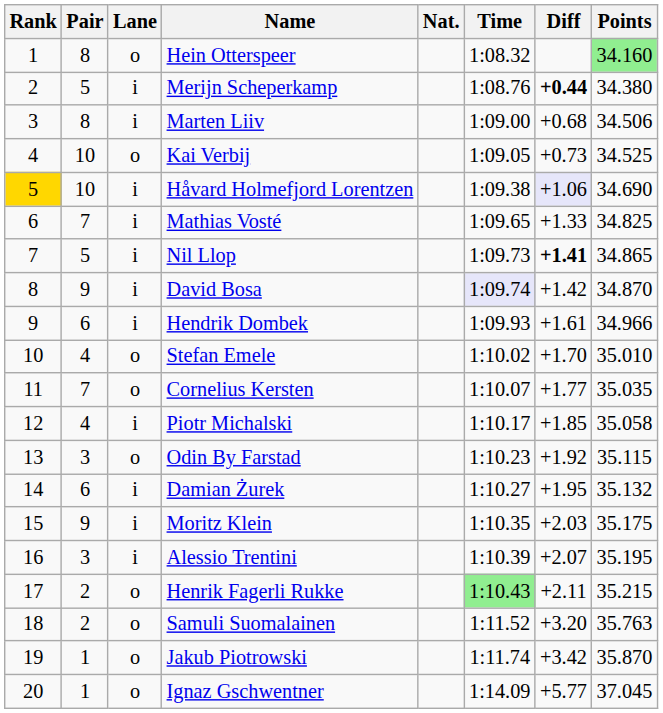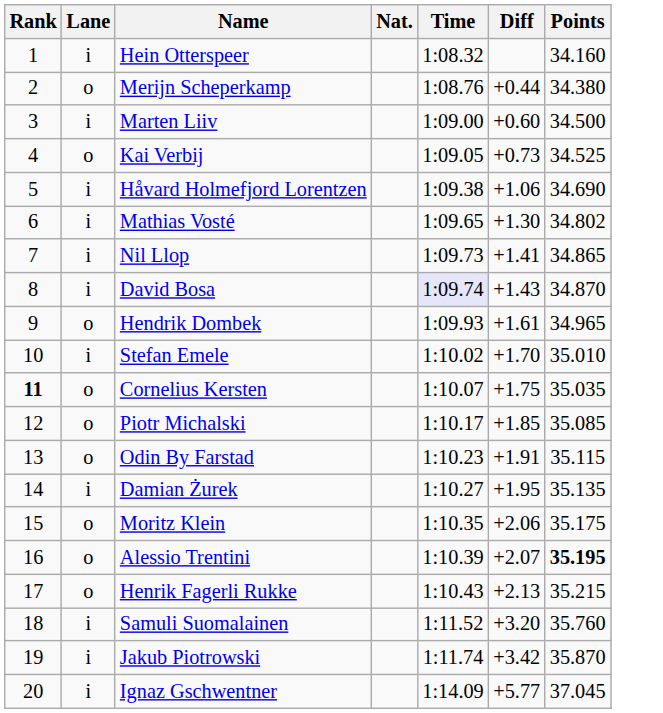- column: (85, 21)
(135, 55) o -> (88, 55) i
(624, 55) lightgreen background -> (578, 55) no background
(135, 88) i -> (88, 88) o
(564, 88) bold -> (517, 88) normal
(564, 122) +0.68 -> (517, 122) +0.60
(624, 122) 34.506 -> (578, 122) 34.500
(33, 189) gold background -> (33, 189) no background
(564, 189) lavender background -> (517, 189) no background
(564, 222) +1.33 -> (517, 222) +1.30
(624, 222) 34.825 -> (578, 222) 34.802
(564, 256) bold -> (517, 256) normal
(564, 289) +1.42 -> (517, 289) +1.43
(135, 323) i -> (88, 323) o
(624, 323) 34.966 -> (578, 323) 34.965
(135, 356) o -> (88, 356) i
(33, 389) normal -> (33, 389) bold
(564, 389) +1.77 -> (517, 389) +1.75
(135, 423) i -> (88, 423) o
(624, 423) 35.058 -> (578, 423) 35.085
(564, 456) +1.92 -> (517, 456) +1.91
(624, 490) 35.132 -> (578, 490) 35.135
(135, 523) i -> (88, 523) o
(564, 523) +2.03 -> (517, 523) +2.06
(135, 557) i -> (88, 557) o
(624, 557) normal -> (578, 557) bold
(500, 590) lightgreen background -> (453, 590) no background
(564, 590) +2.11 -> (517, 590) +2.13
(135, 624) o -> (88, 624) i
(624, 624) 35.763 -> (578, 624) 35.760
(135, 657) o -> (88, 657) i
(135, 691) o -> (88, 691) i
